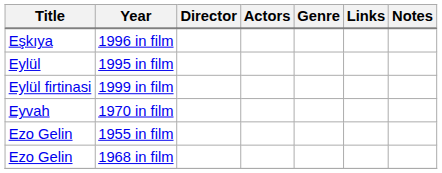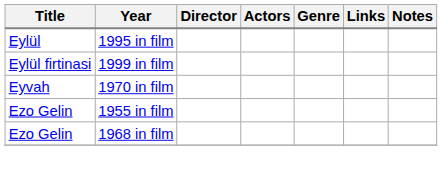- row: (136, 40)
